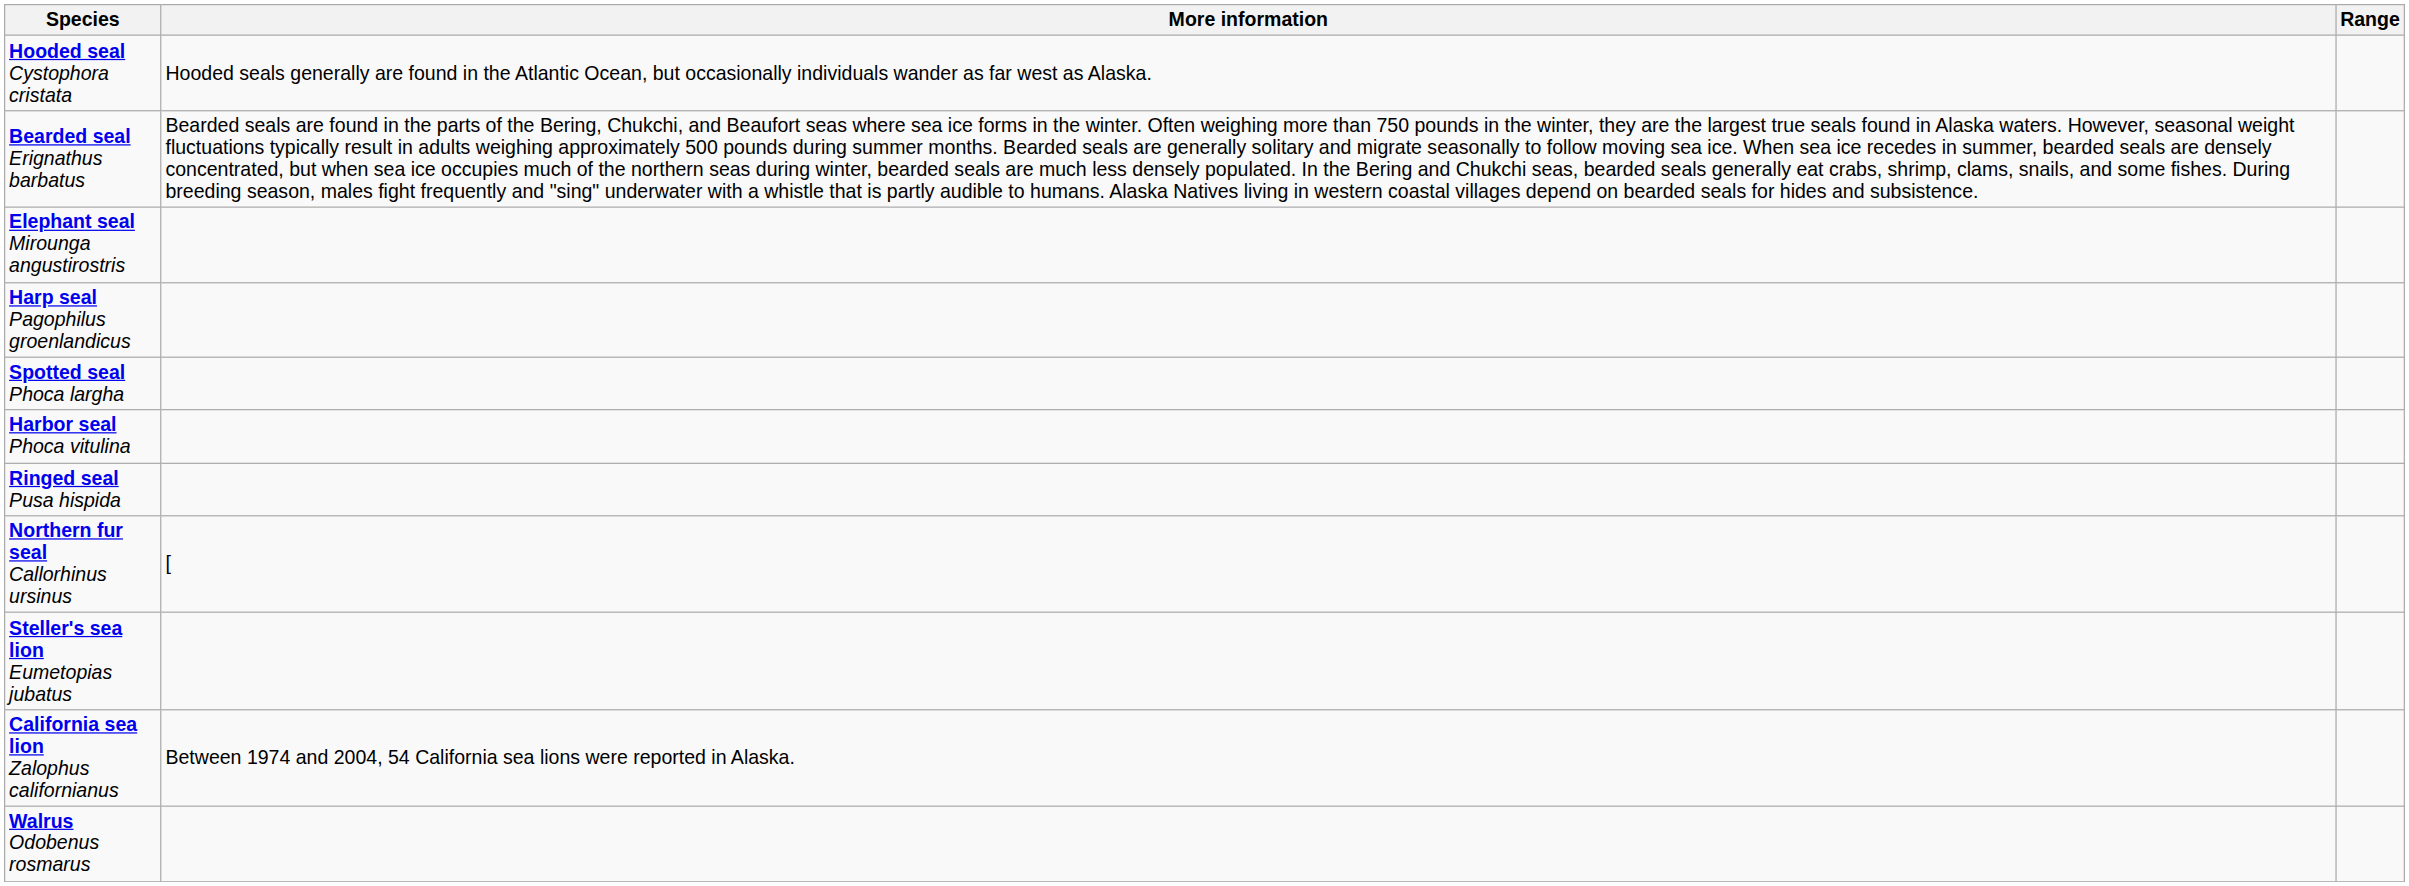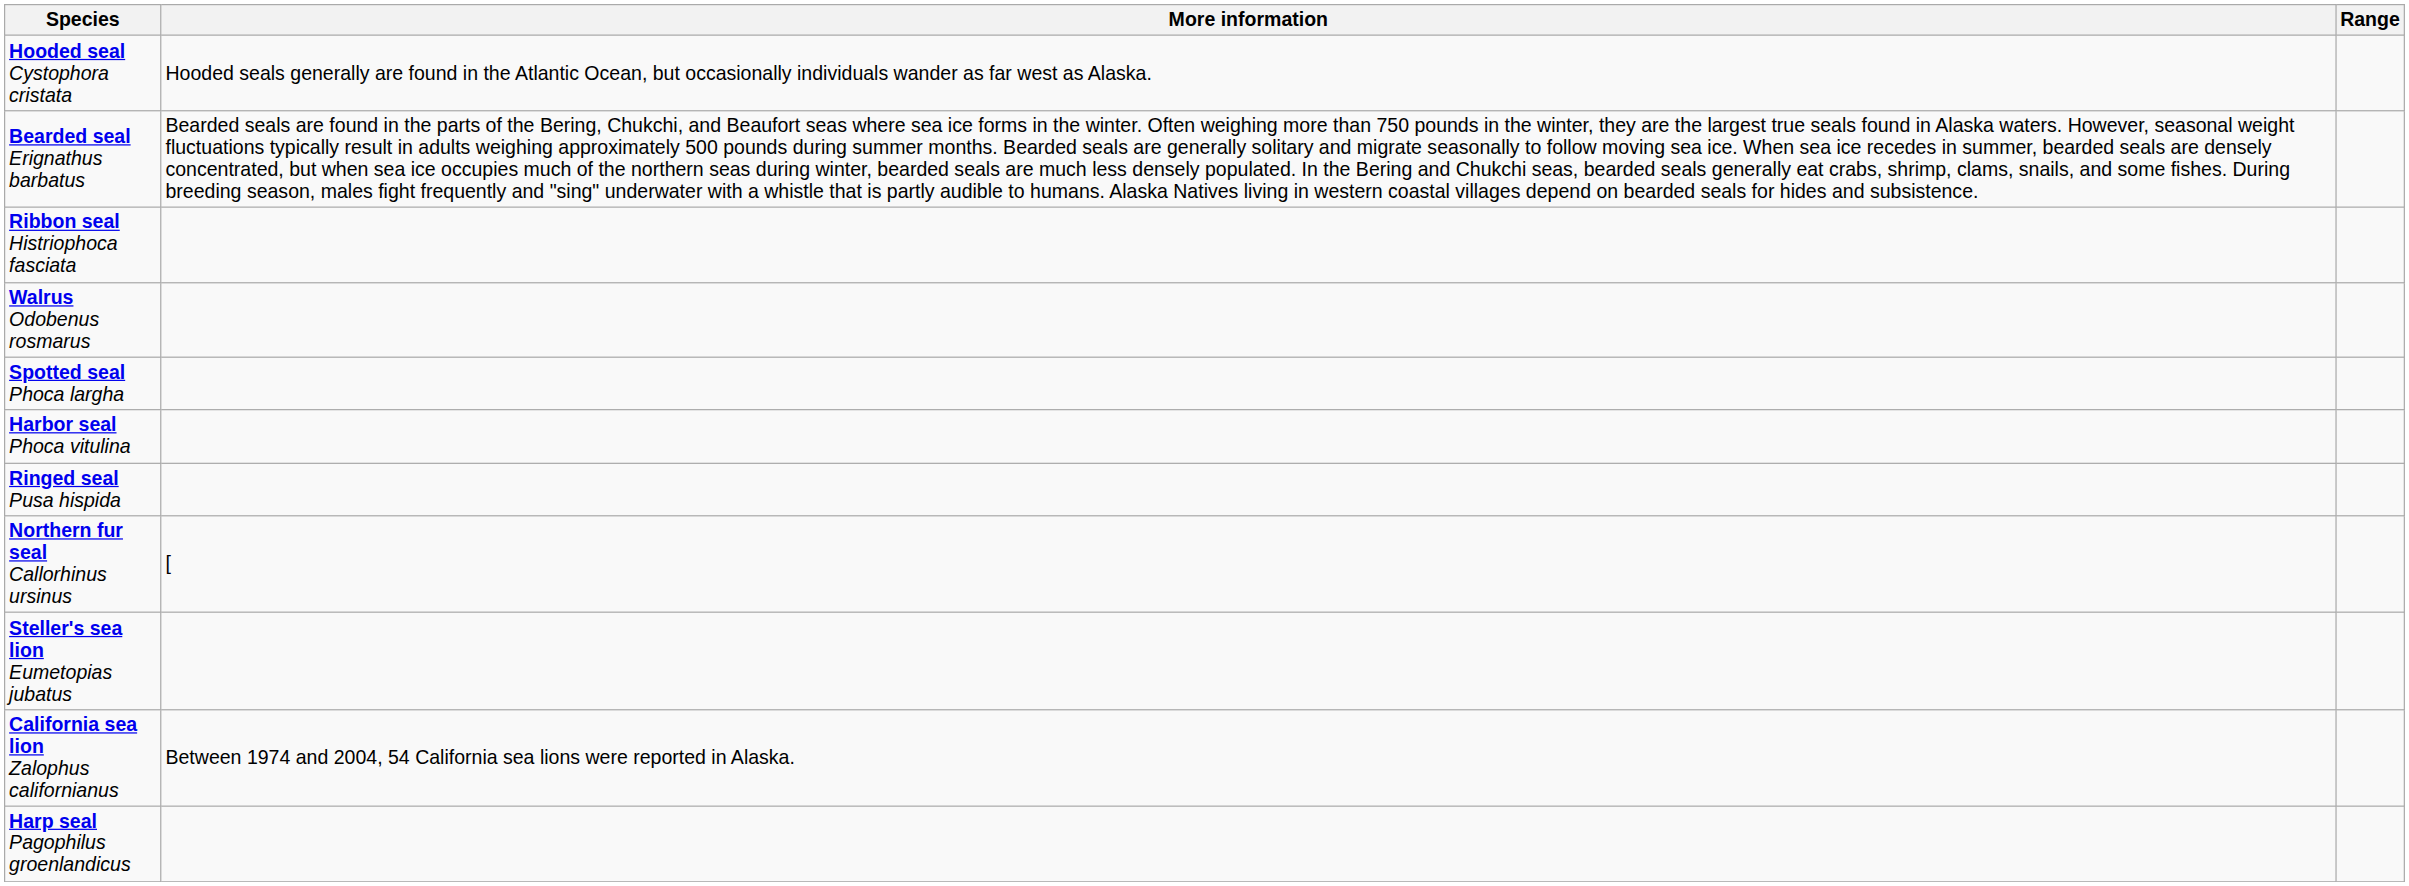+ row: (64, 244)
- row: (72, 244)
rows swapped: (70, 319) <-> (54, 843)
